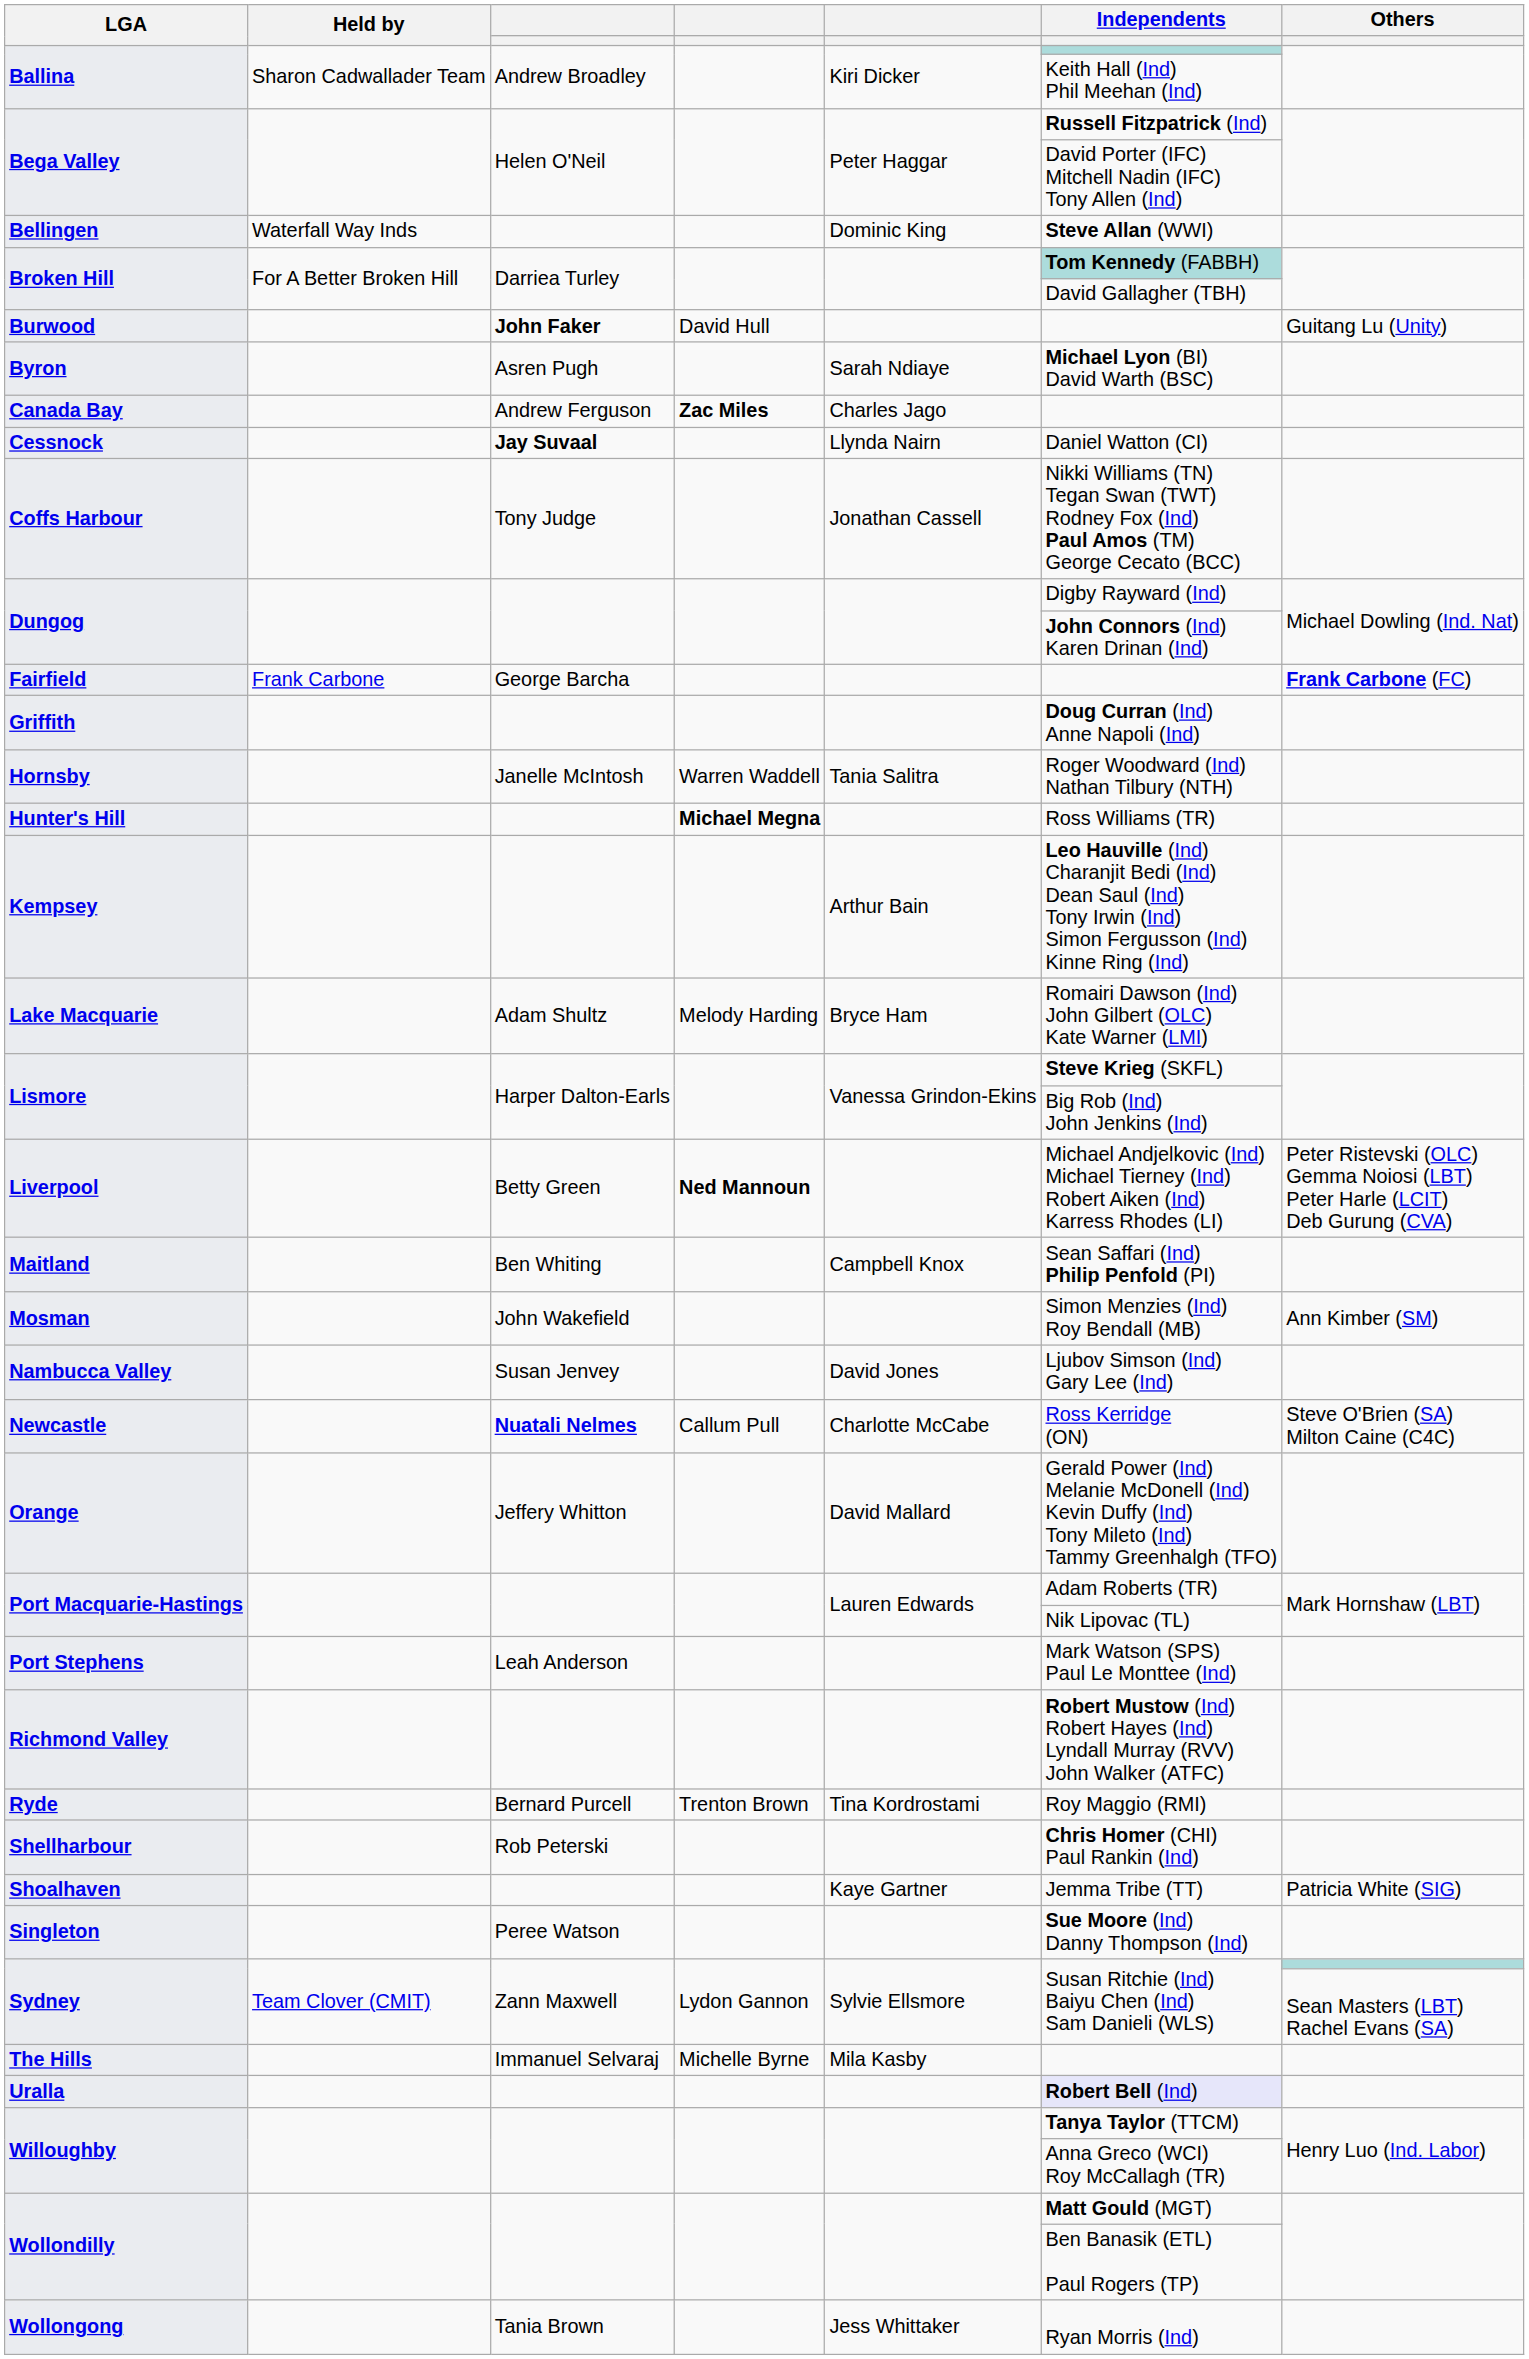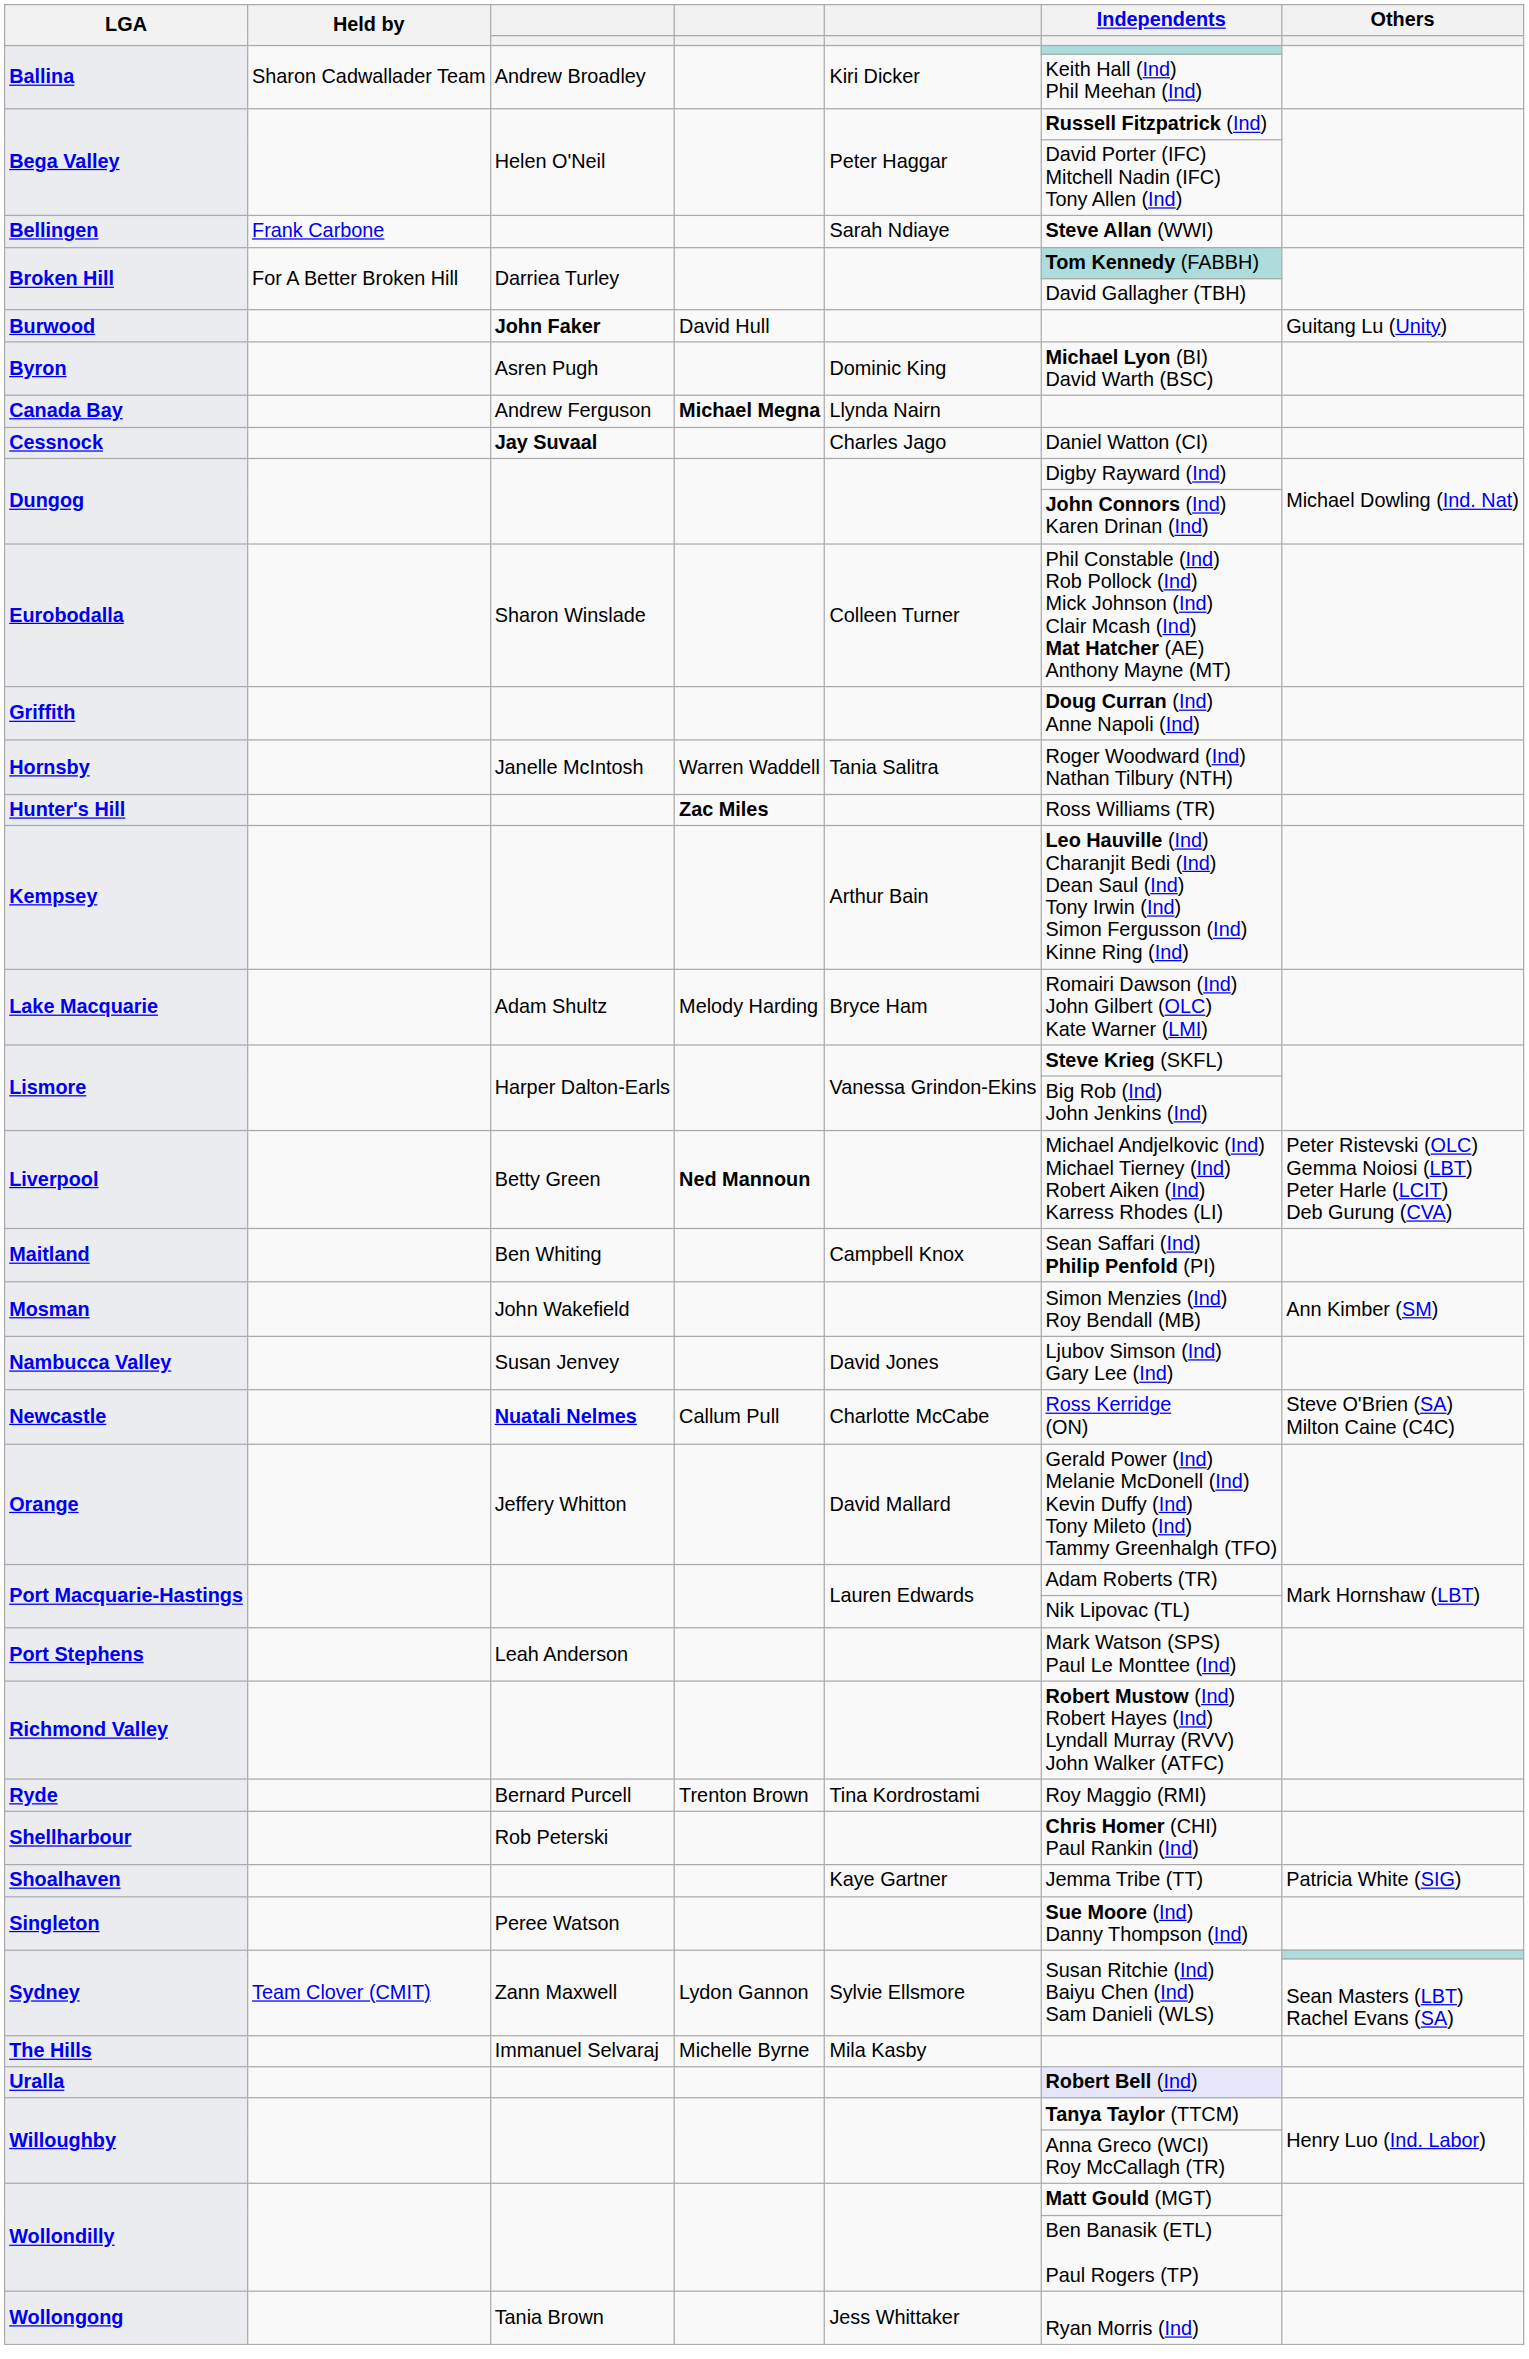(335, 231) Waterfall Way Inds -> (318, 231) Frank Carbone
(888, 231) Dominic King -> (890, 231) Sarah Ndiaye
(890, 368) Sarah Ndiaye -> (888, 368) Dominic King
(724, 410) Zac Miles -> (750, 410) Michael Megna
(888, 410) Charles Jago -> (885, 410) Llynda Nairn
(885, 442) Llynda Nairn -> (888, 442) Charles Jago
- row: (76, 518)
+ row: (67, 614)
- row: (48, 679)
(750, 818) Michael Megna -> (724, 809) Zac Miles
